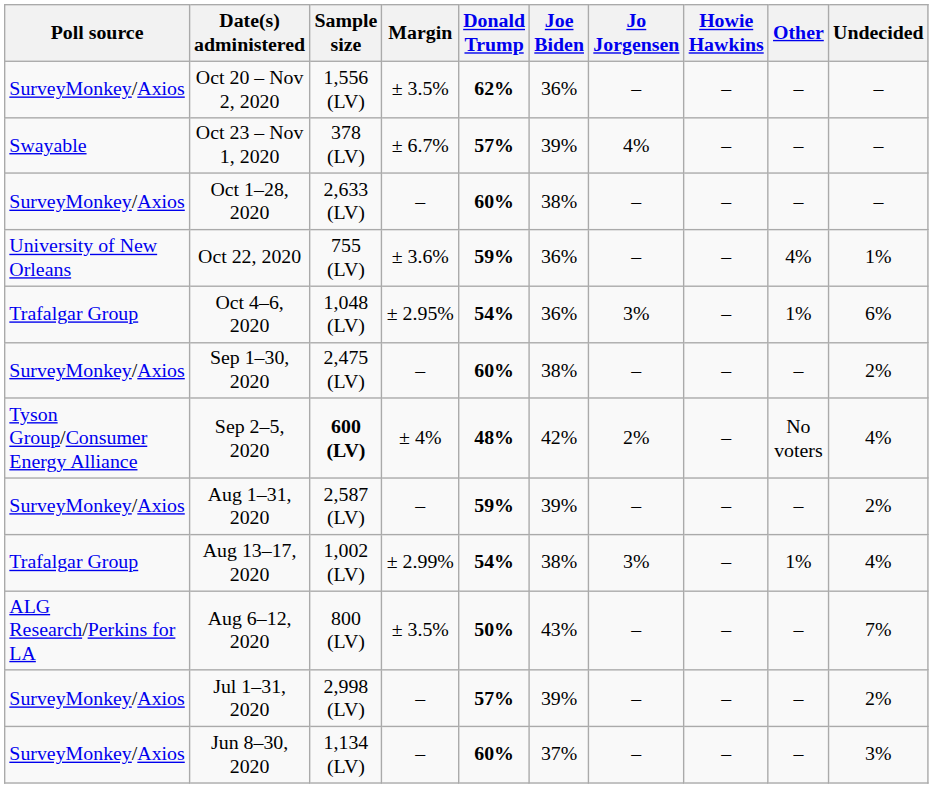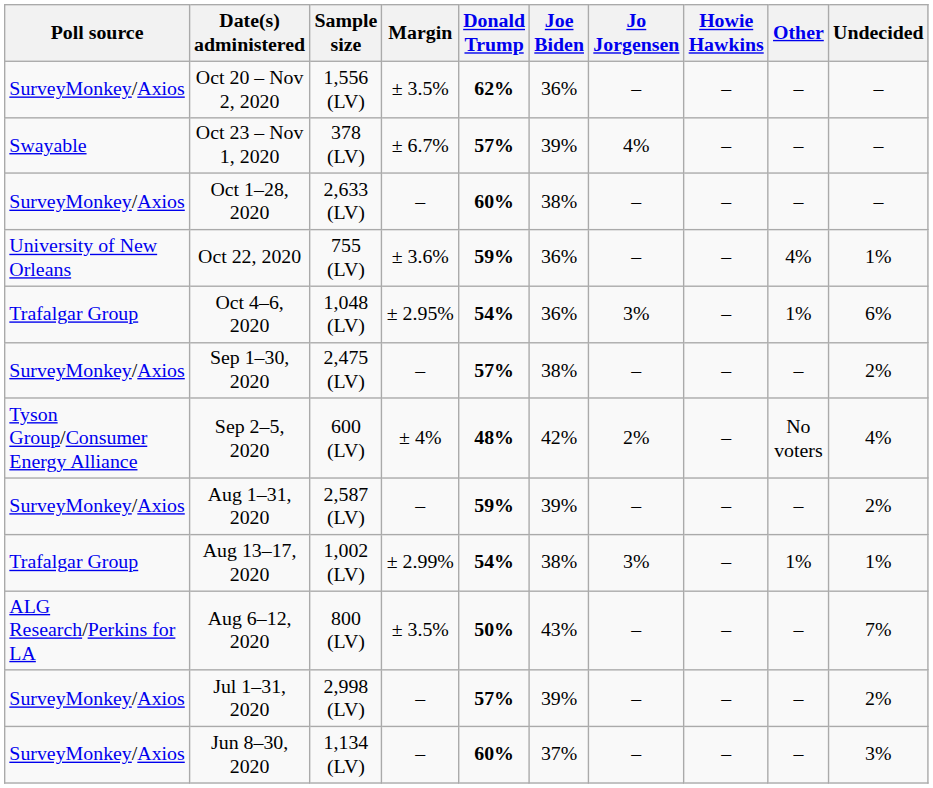(494, 370) 60% -> (494, 370) 57%
(346, 438) bold -> (346, 438) normal
(878, 562) 4% -> (878, 562) 1%
